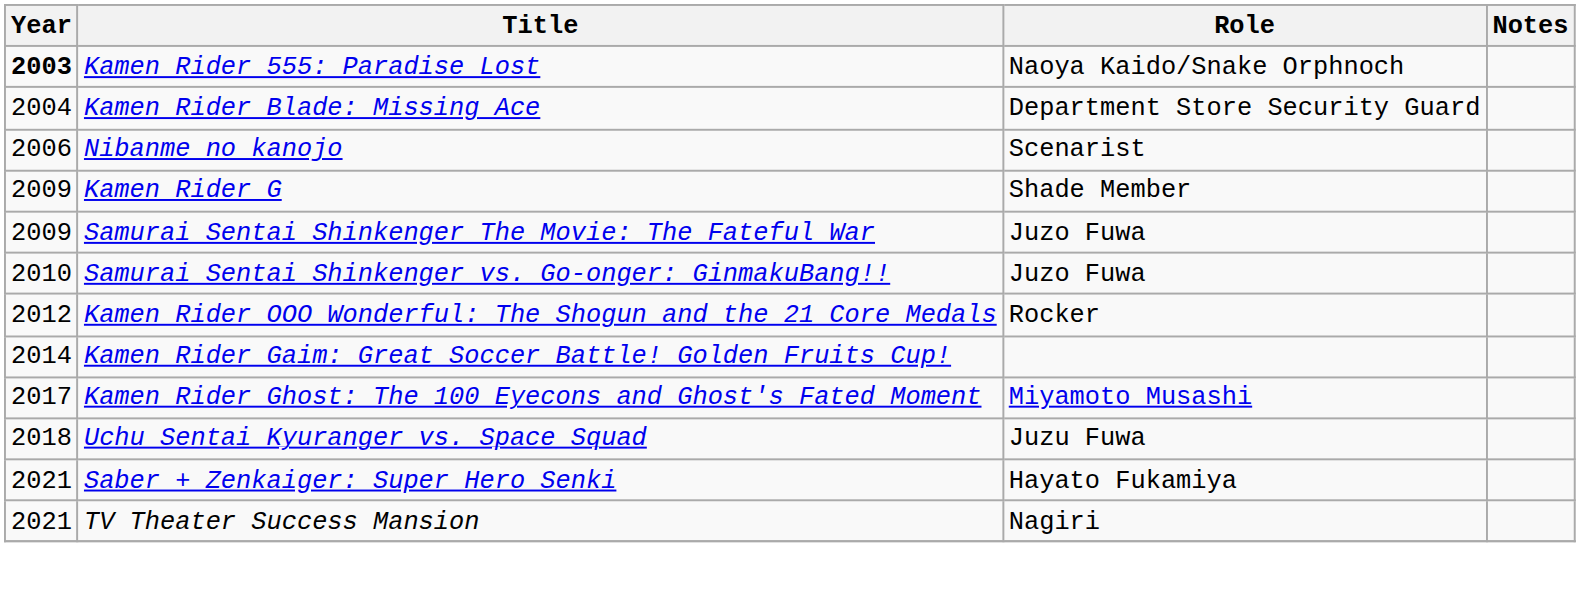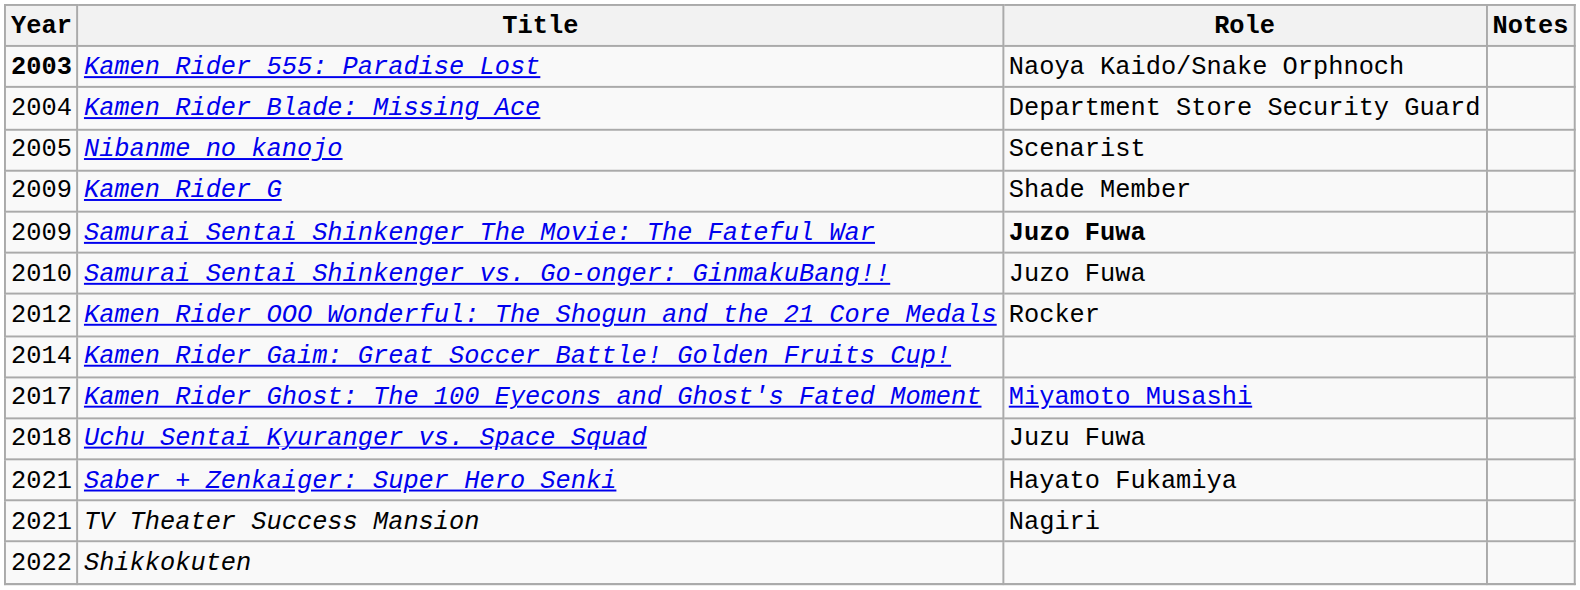(41, 150) 2006 -> (41, 150) 2005
(1077, 232) normal -> (1077, 232) bold
+ row: (168, 563)
